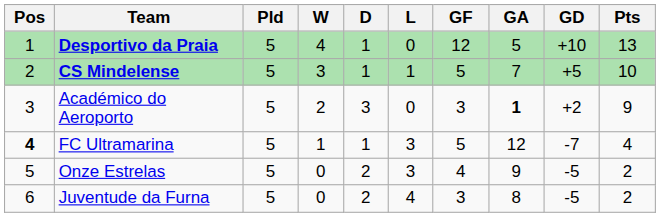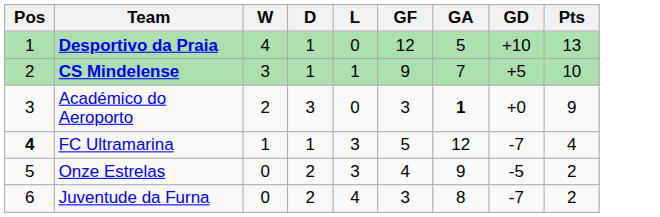- column: (271, 17)
(461, 71) 5 -> (405, 71) 9
(572, 108) +2 -> (516, 108) +0
(572, 198) -5 -> (516, 198) -7
